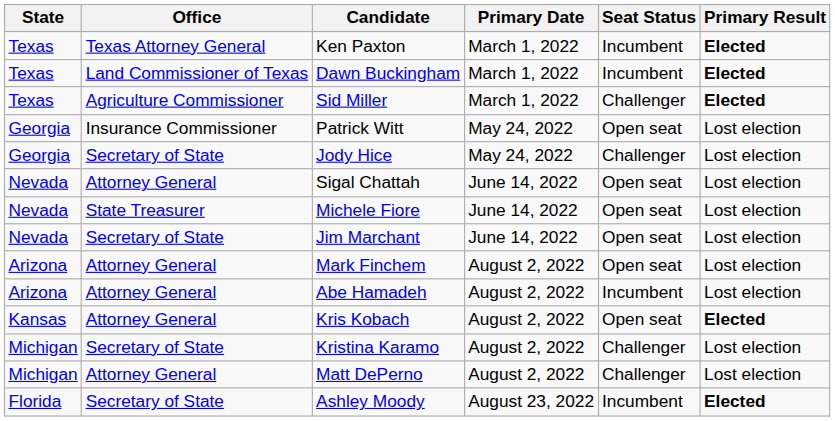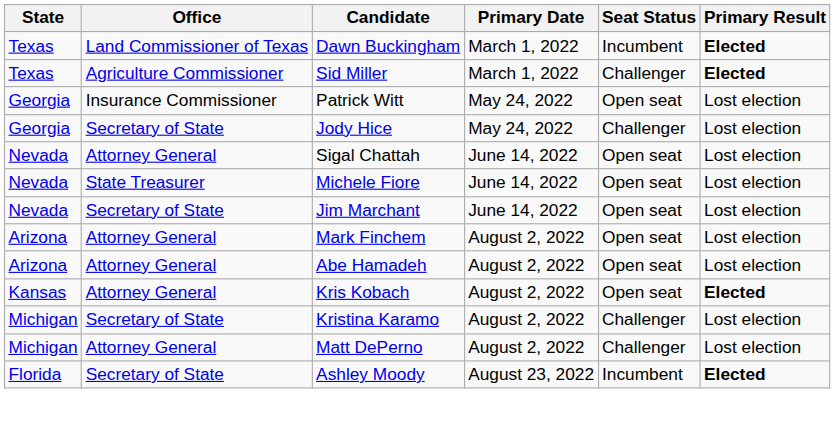- row: (361, 45)
(642, 292) Incumbent -> (642, 264) Open seat
